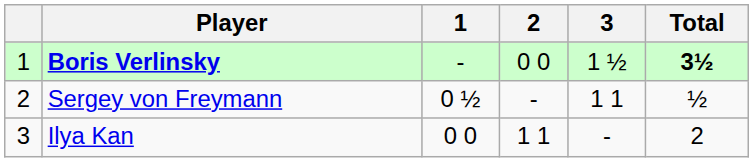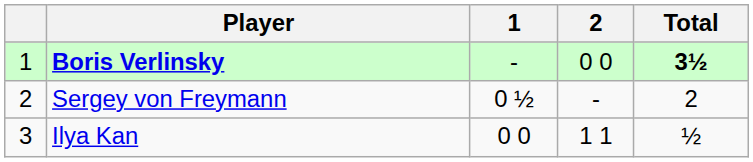- column: (607, 23)
(697, 99) ½ -> (691, 99) 2
(697, 136) 2 -> (691, 136) ½
